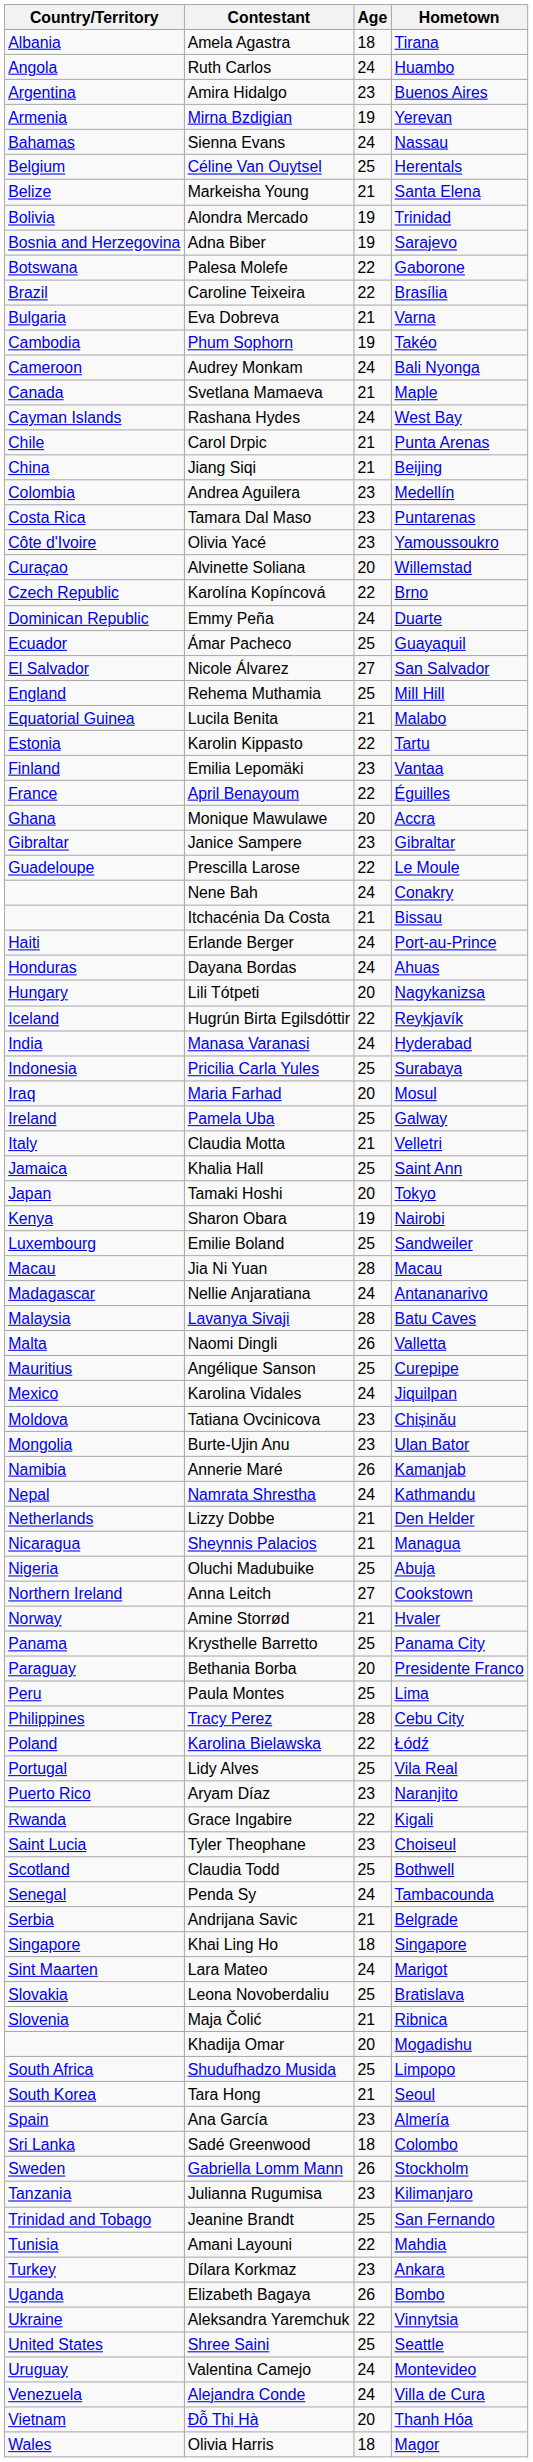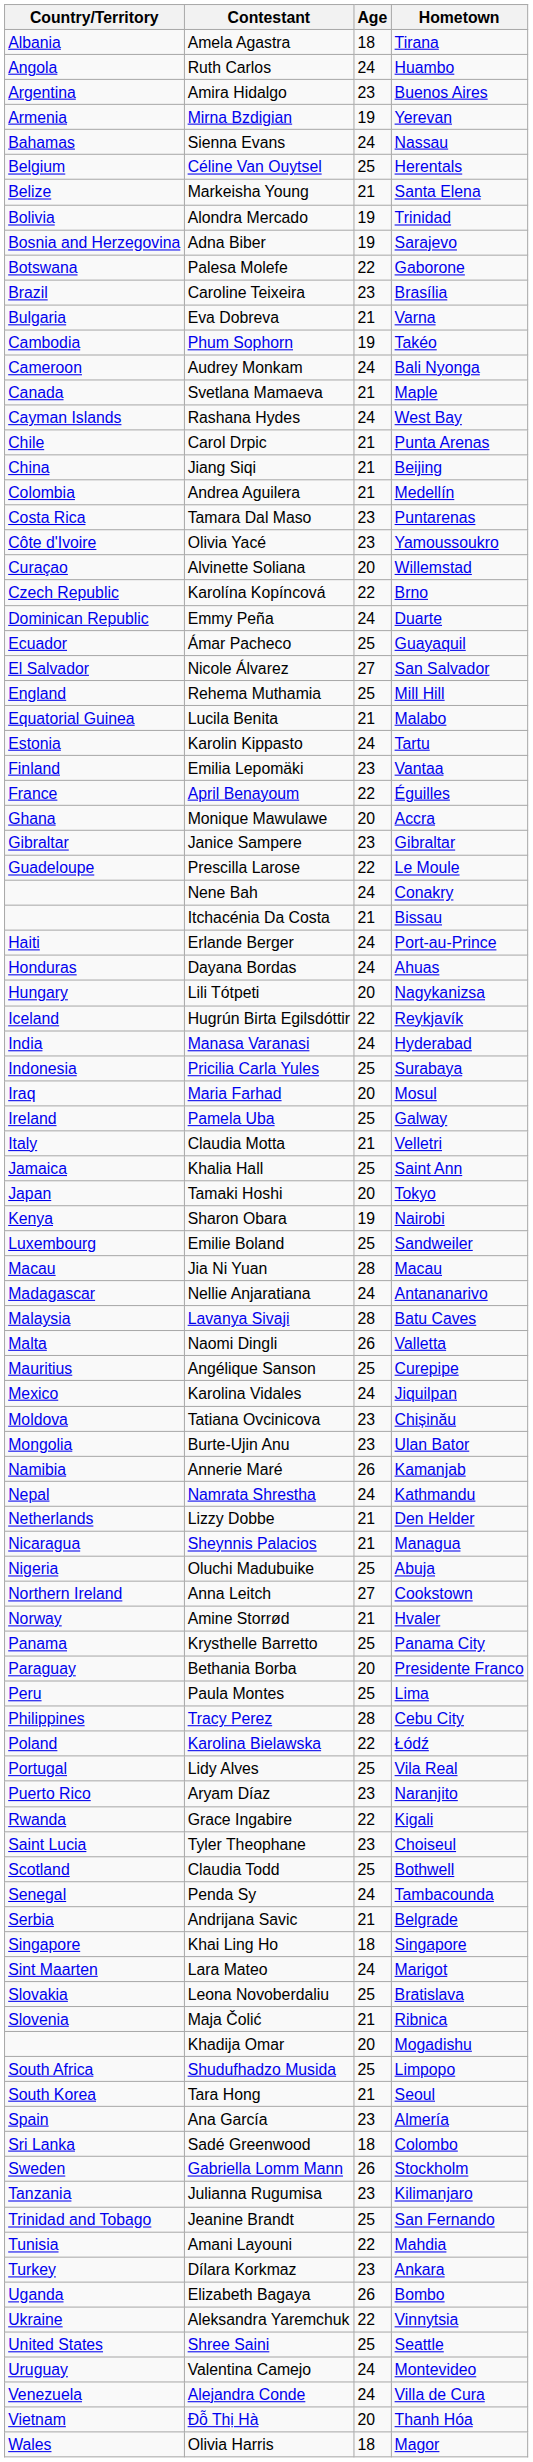(366, 292) 22 -> (366, 292) 23
(366, 493) 23 -> (366, 493) 21
(366, 743) 22 -> (366, 743) 24
